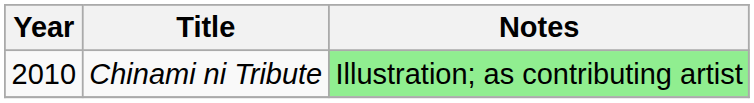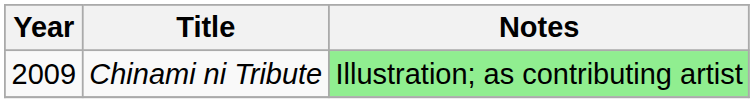(44, 73) 2010 -> (44, 73) 2009
